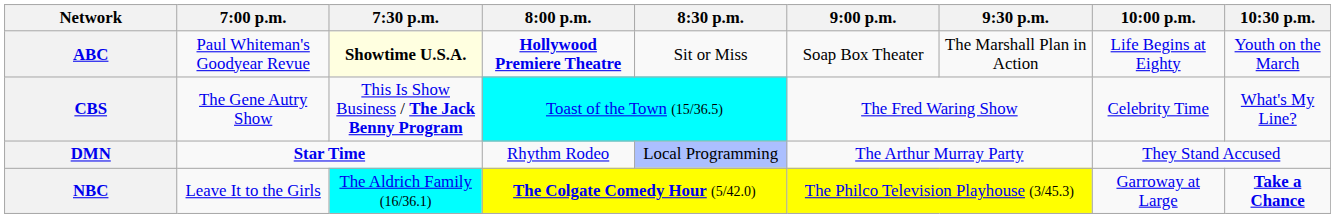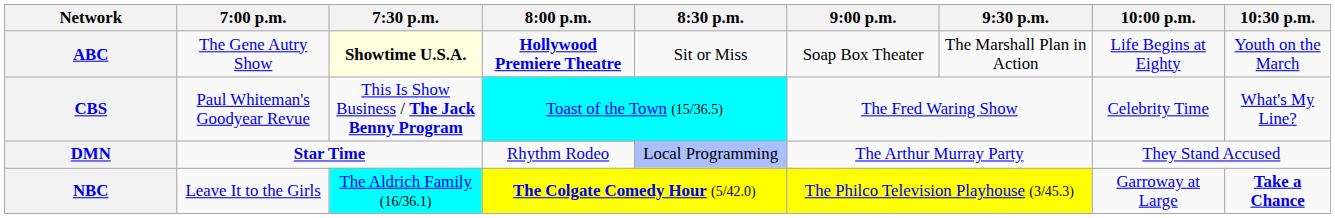(253, 53) Paul Whiteman's Goodyear Revue -> (253, 53) The Gene Autry Show
(253, 108) The Gene Autry Show -> (253, 108) Paul Whiteman's Goodyear Revue
